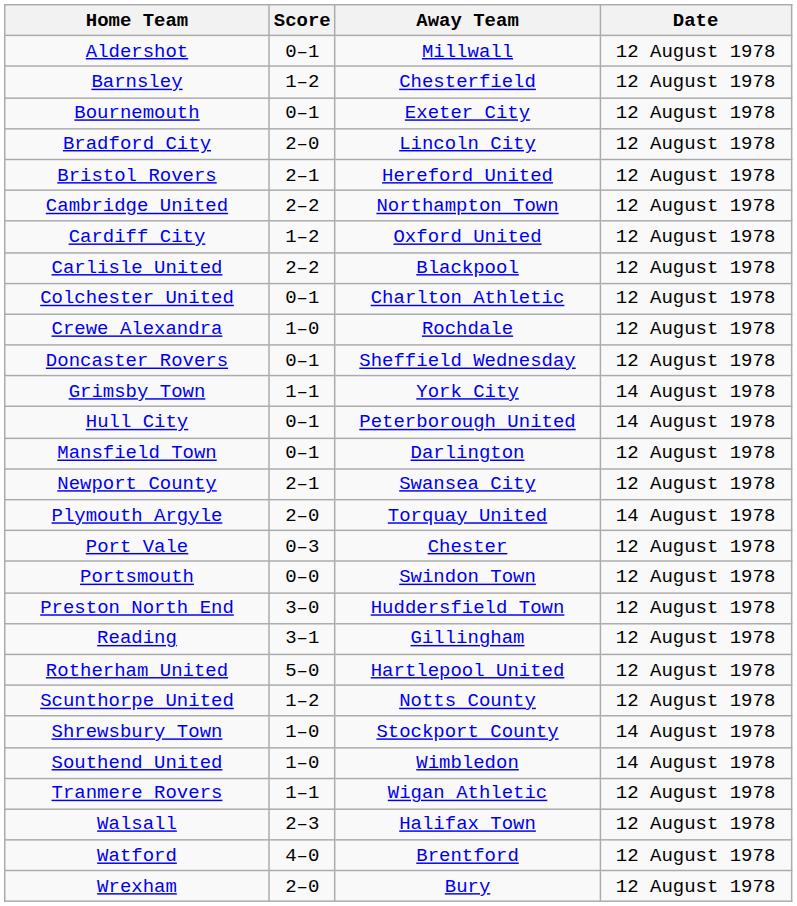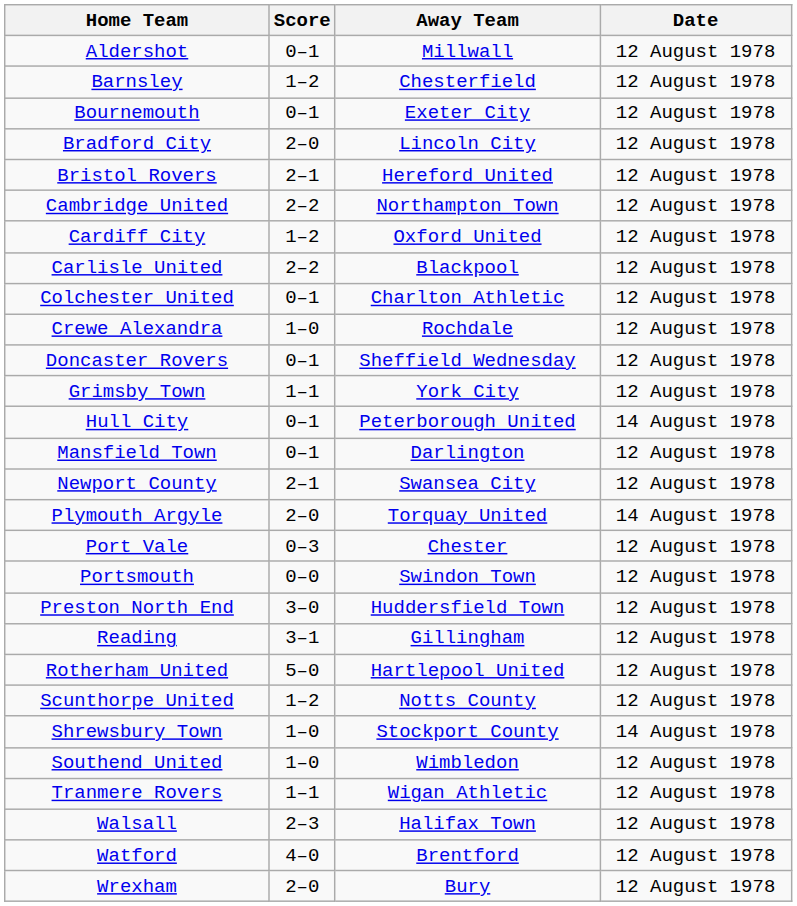(696, 391) 14 August 1978 -> (696, 391) 12 August 1978
(696, 763) 14 August 1978 -> (696, 763) 12 August 1978
